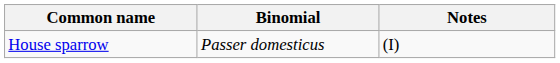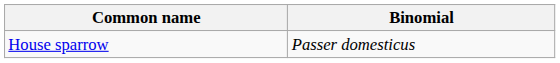- column: (467, 17)
